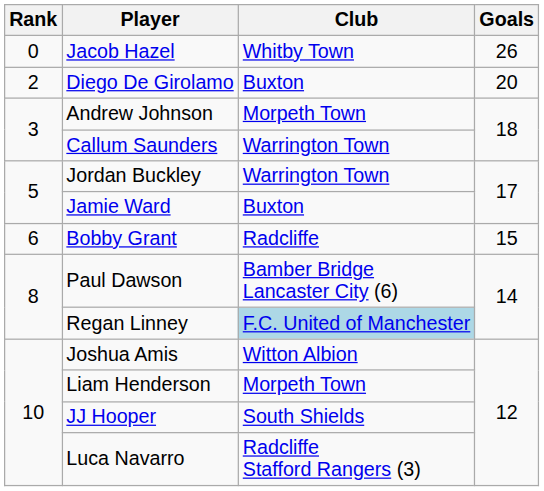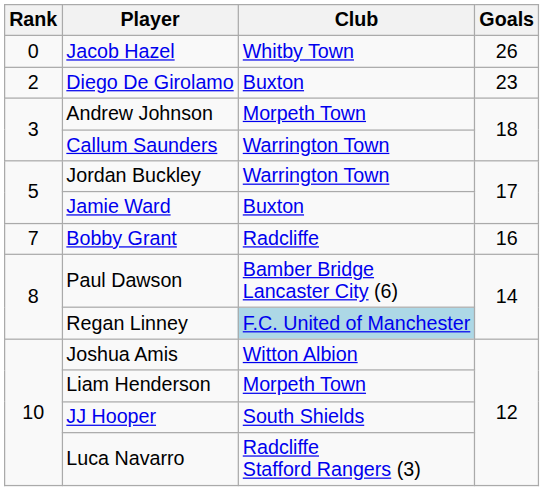(507, 82) 20 -> (507, 82) 23
(33, 238) 6 -> (33, 238) 7
(507, 238) 15 -> (507, 238) 16
